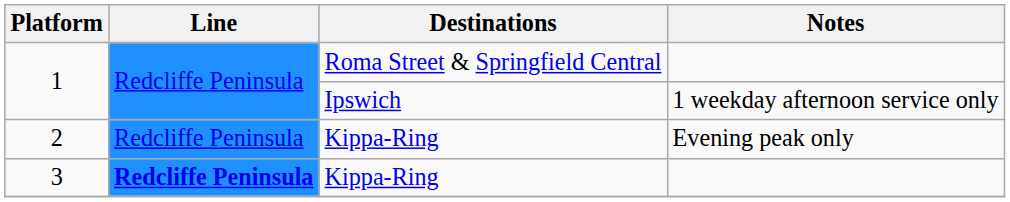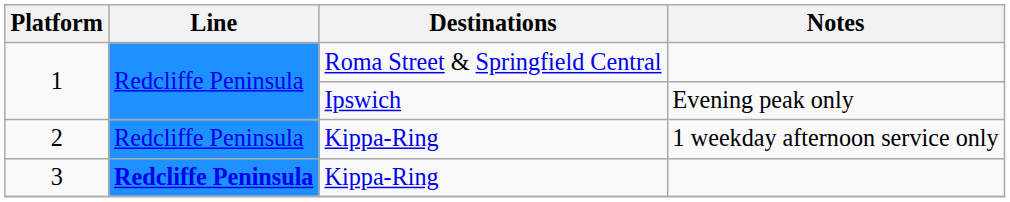(836, 100) 1 weekday afternoon service only -> (763, 100) Evening peak only
(763, 138) Evening peak only -> (836, 138) 1 weekday afternoon service only
